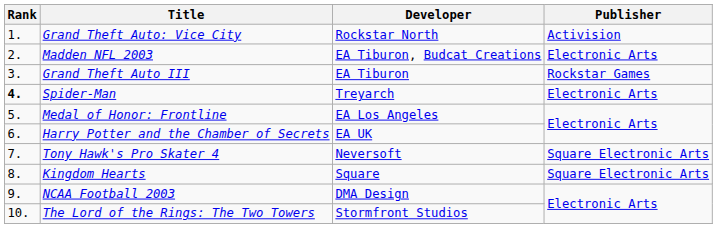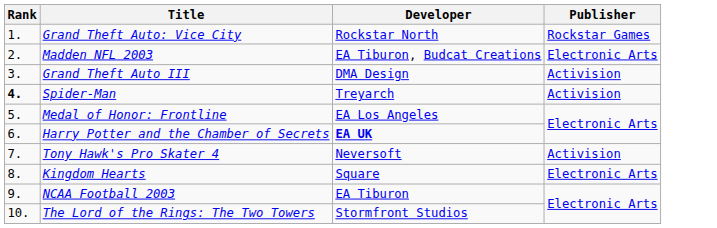(584, 34) Activision -> (599, 34) Rockstar Games
(372, 74) EA Tiburon -> (372, 74) DMA Design
(599, 74) Rockstar Games -> (584, 74) Activision
(602, 94) Electronic Arts -> (584, 94) Activision
(354, 134) normal -> (354, 134) bold
(628, 154) Square Electronic Arts -> (584, 154) Activision
(628, 174) Square Electronic Arts -> (602, 174) Electronic Arts
(372, 194) DMA Design -> (372, 194) EA Tiburon
